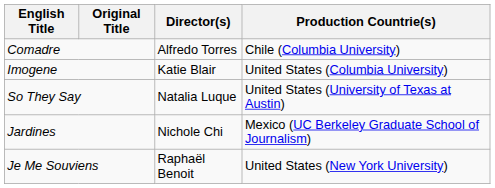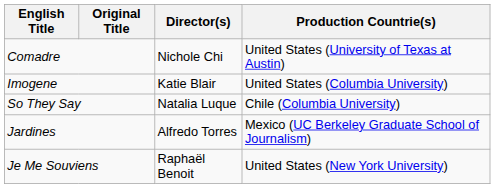(197, 49) Alfredo Torres -> (190, 56) Nichole Chi
(322, 49) Chile (Columbia University) -> (348, 56) United States (University of Texas at Austin)
(348, 97) United States (University of Texas at Austin) -> (322, 104) Chile (Columbia University)
(190, 131) Nichole Chi -> (197, 131) Alfredo Torres
